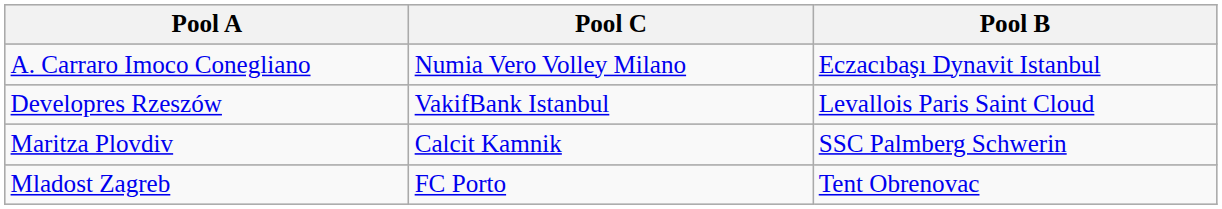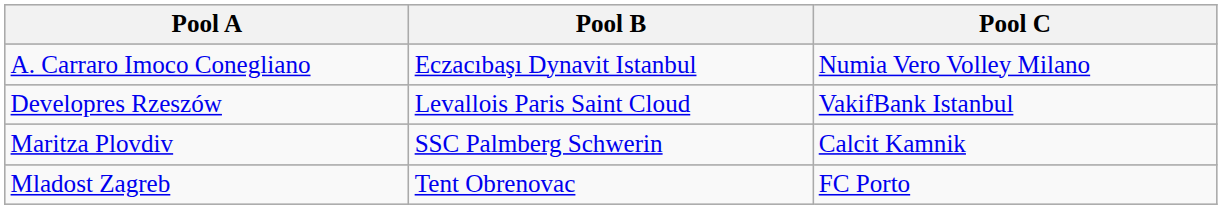columns swapped: (1015, 24) <-> (611, 24)
